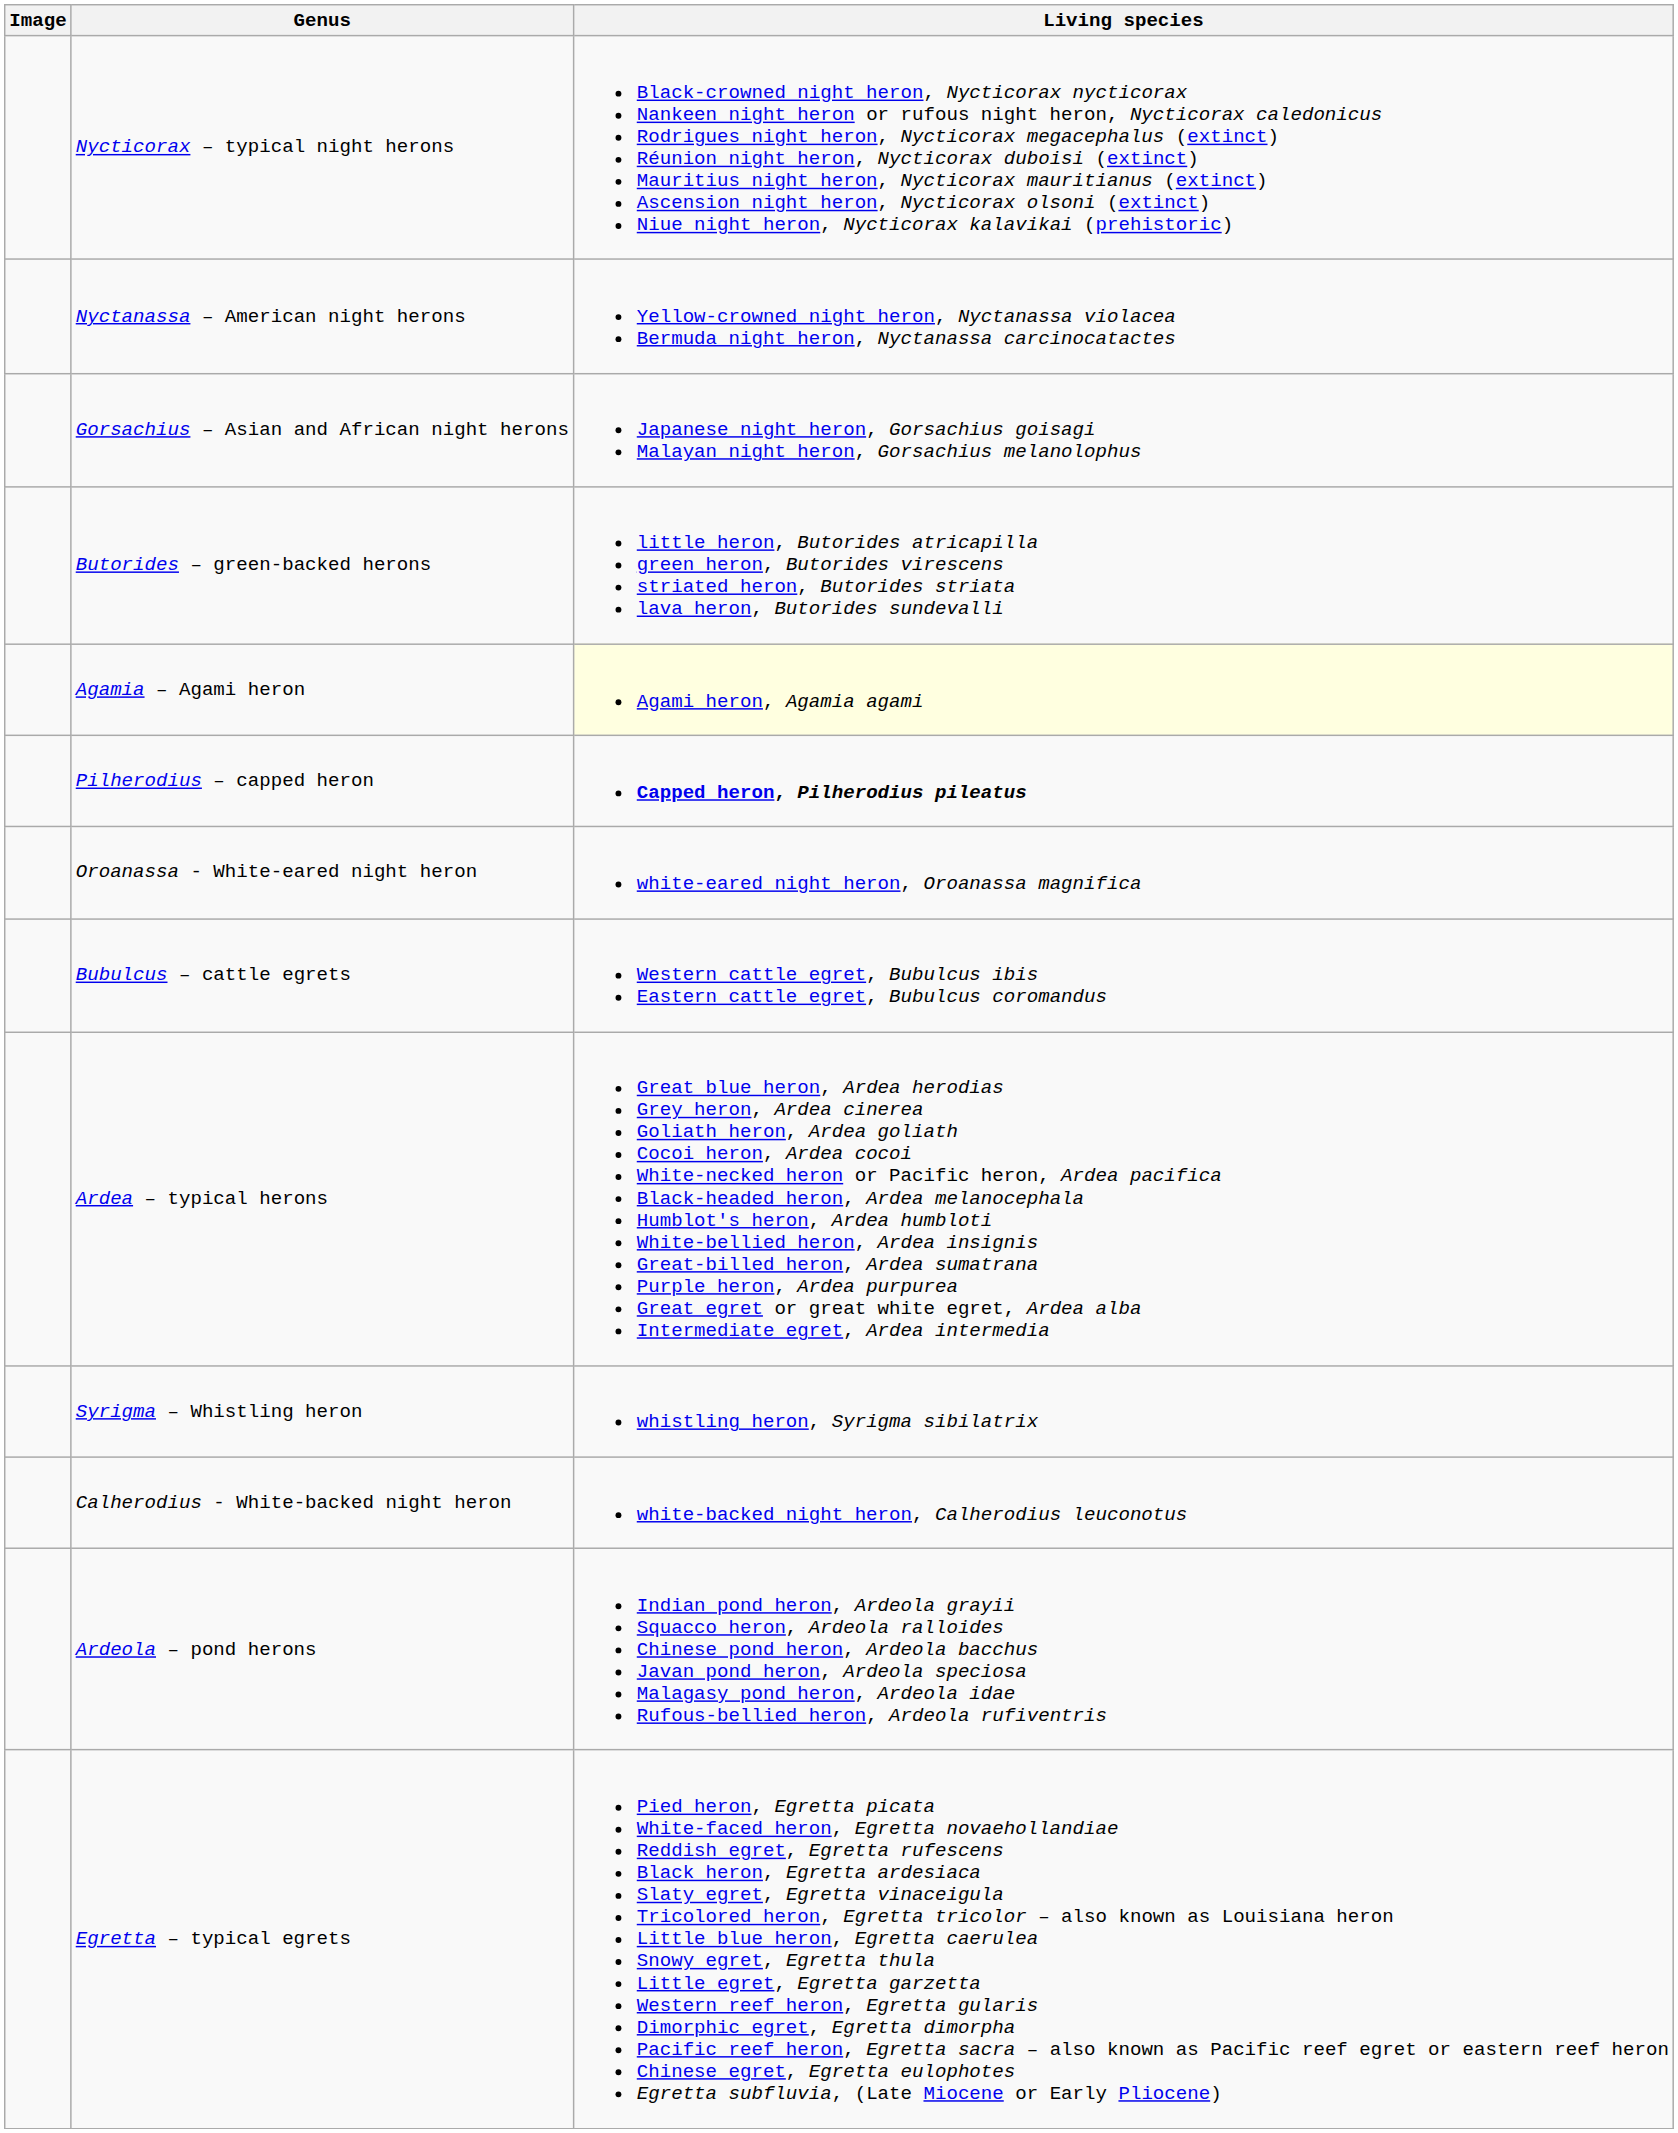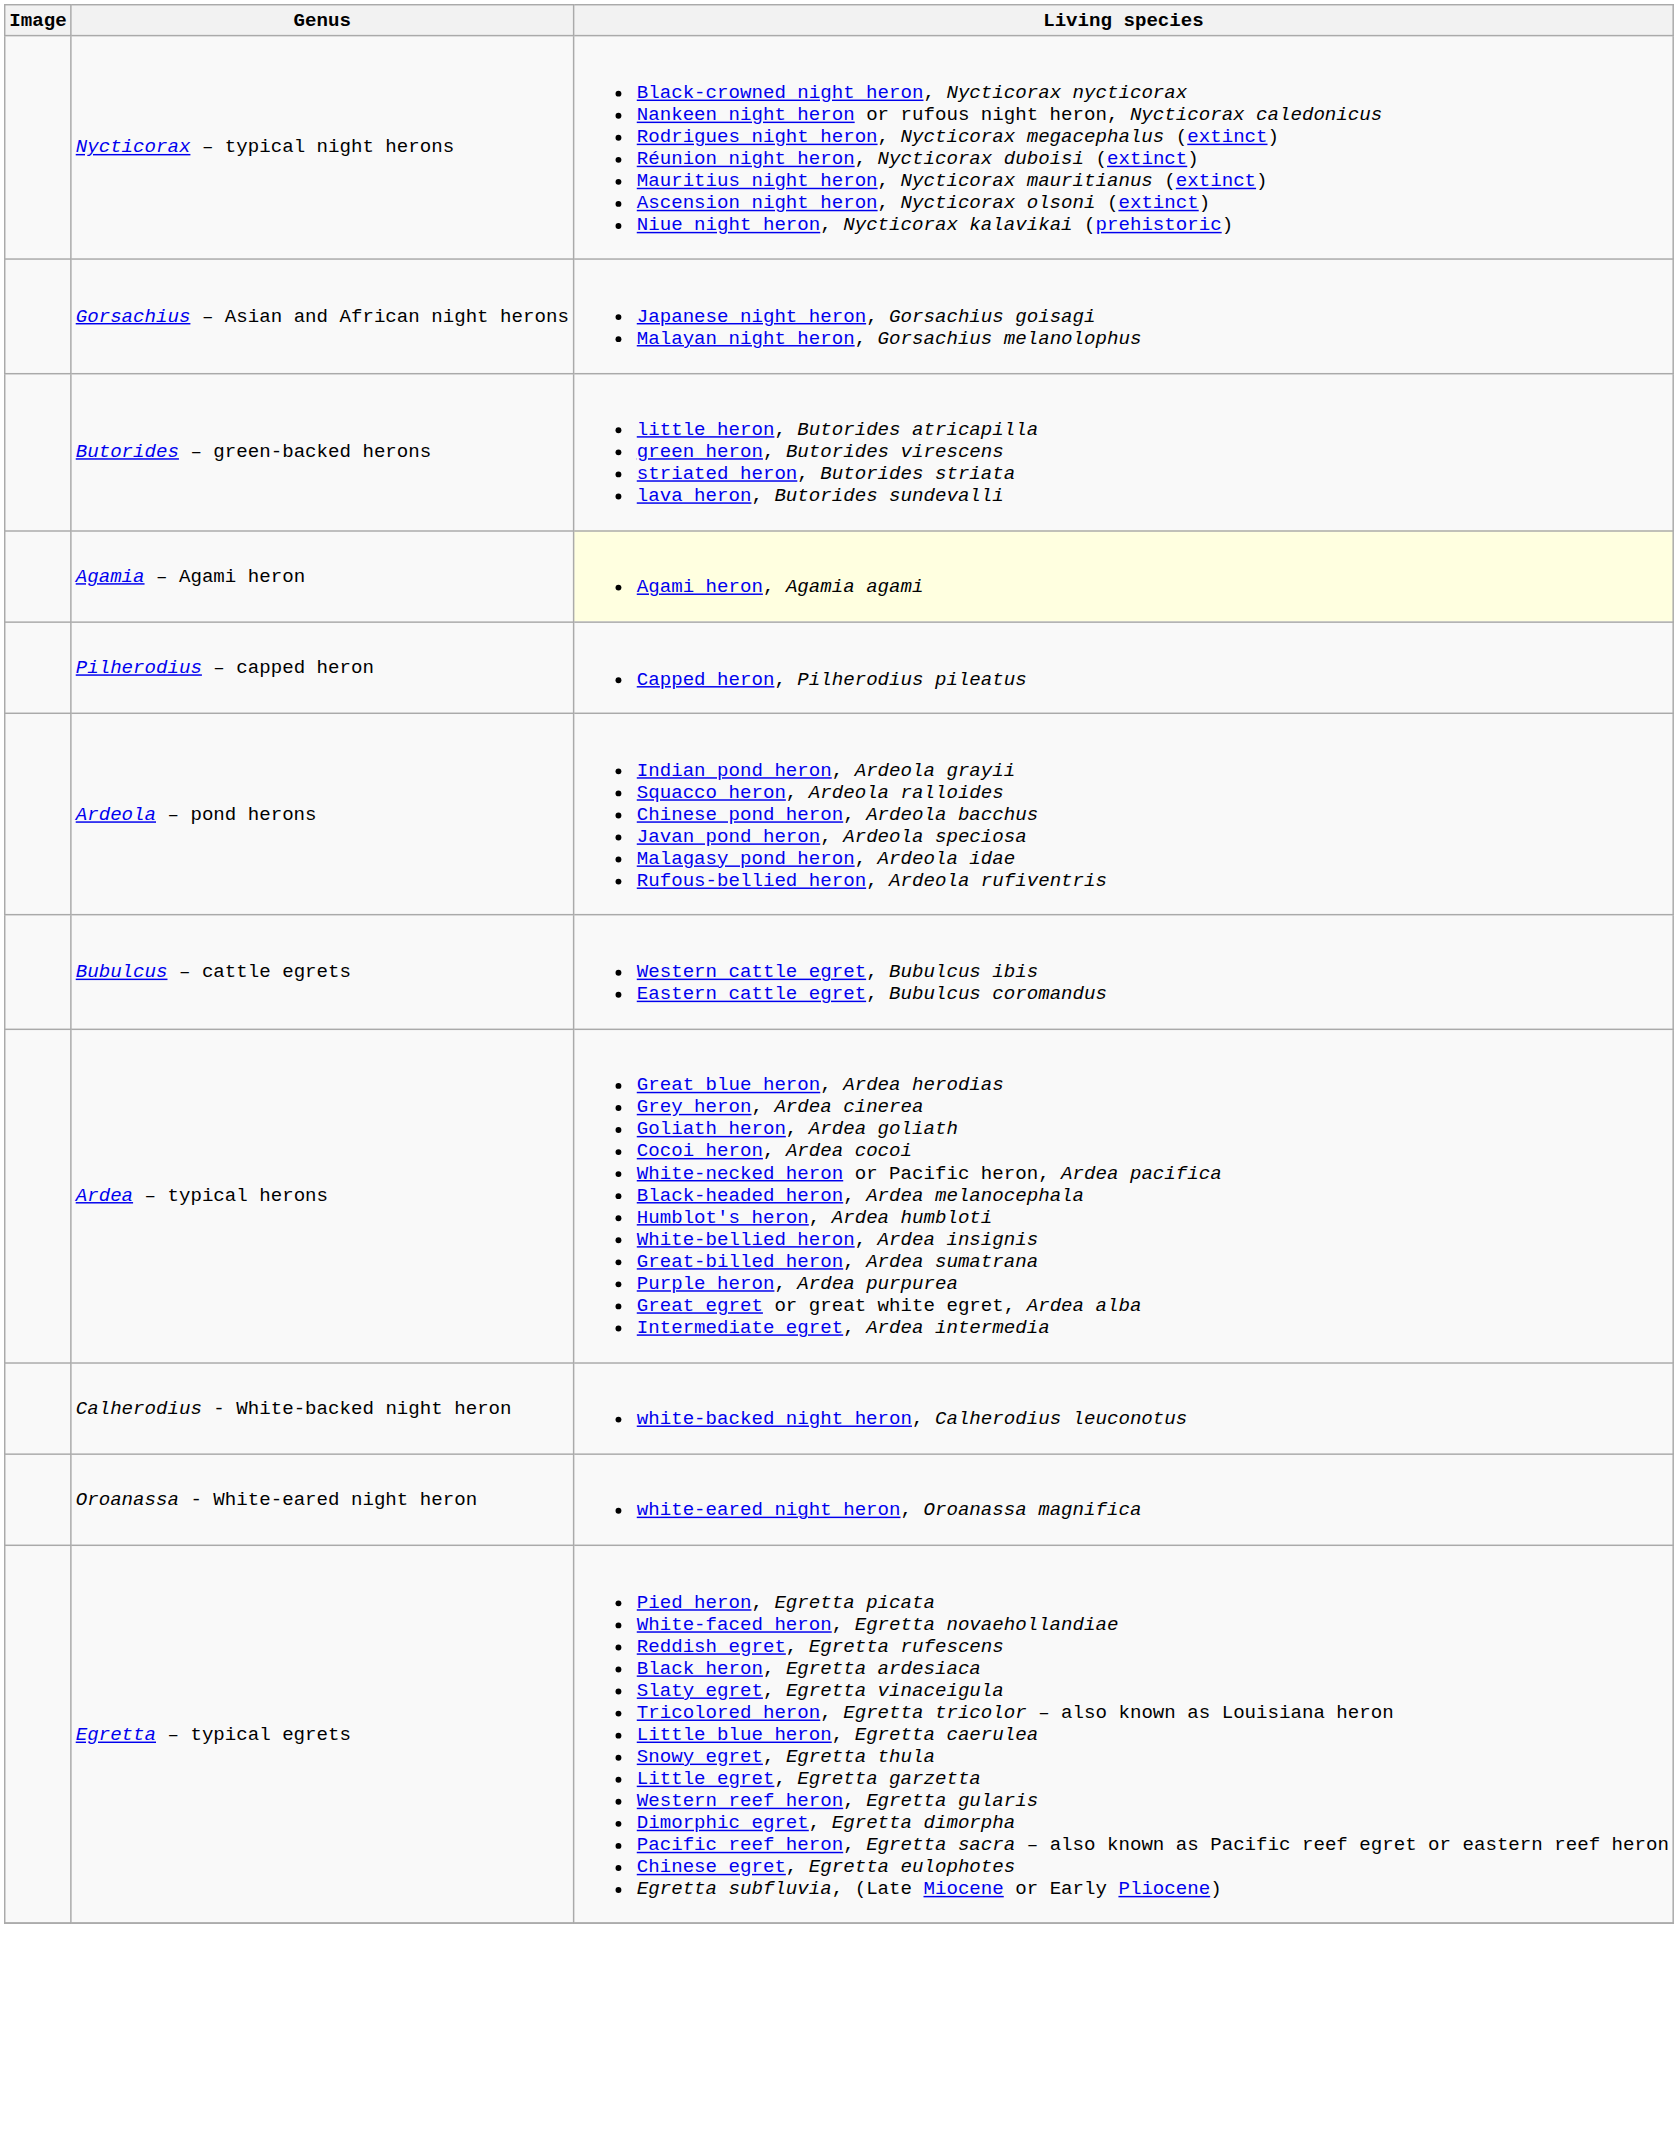- row: (271, 316)
(1123, 792) bold -> (1123, 679) normal
rows swapped: (196, 1649) <-> (276, 873)
- row: (219, 1411)
